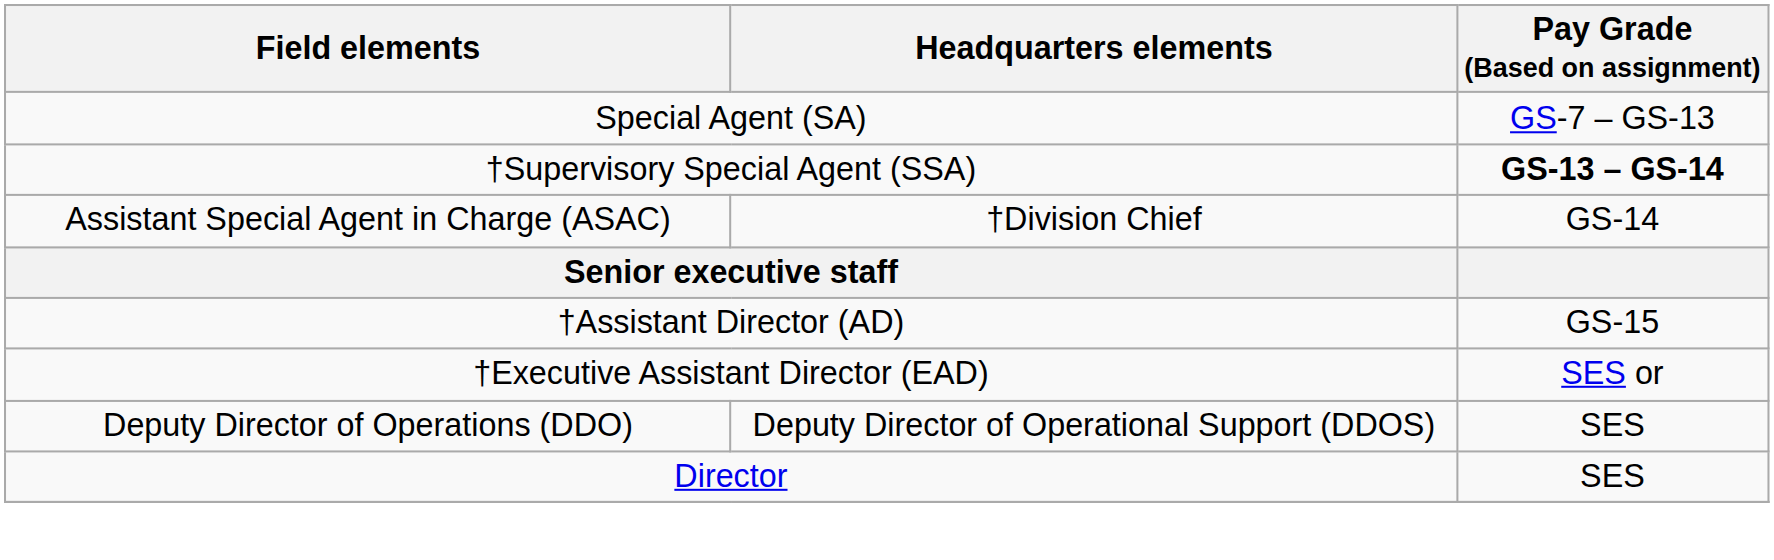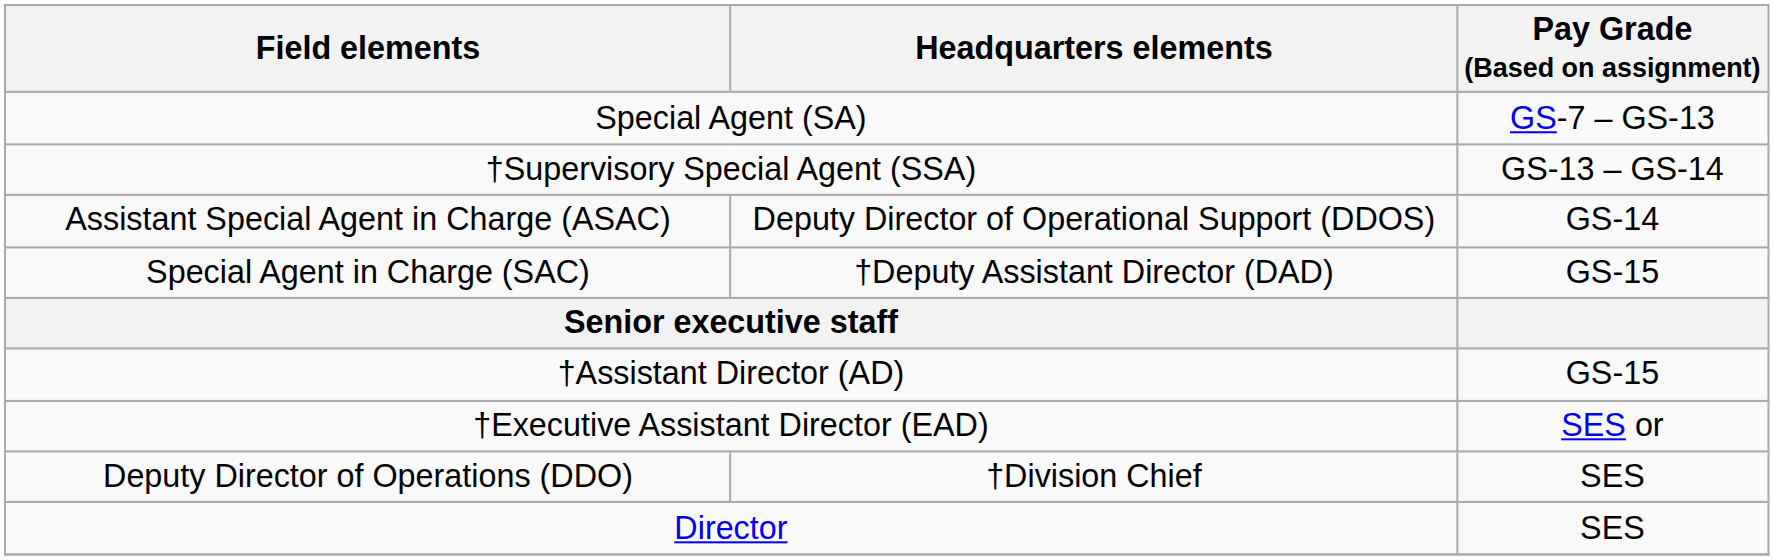(1612, 169) bold -> (1612, 169) normal
(1094, 220) †Division Chief -> (1094, 220) Deputy Director of Operational Support (DDOS)
+ row: (368, 271)
(1094, 425) Deputy Director of Operational Support (DDOS) -> (1094, 476) †Division Chief
